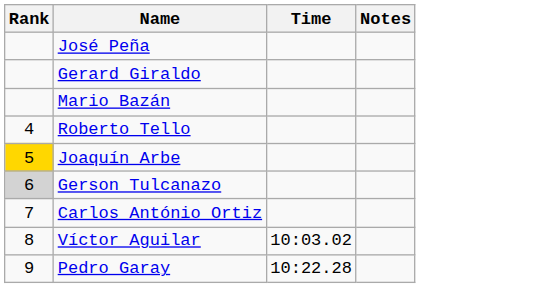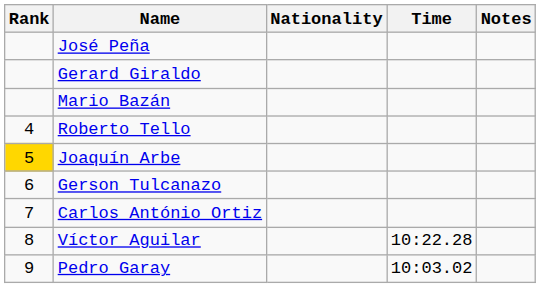+ column: (326, 19)
(29, 185) lightgrey background -> (29, 185) no background
(311, 241) 10:03.02 -> (432, 241) 10:22.28
(311, 268) 10:22.28 -> (432, 268) 10:03.02
